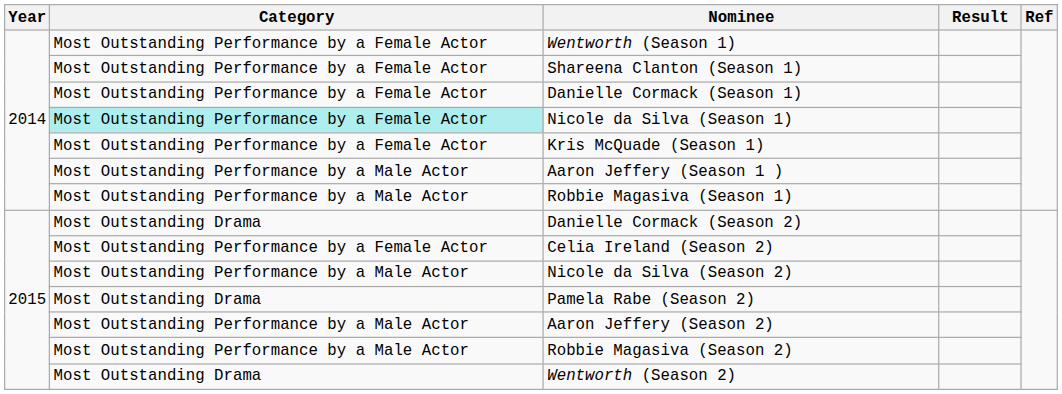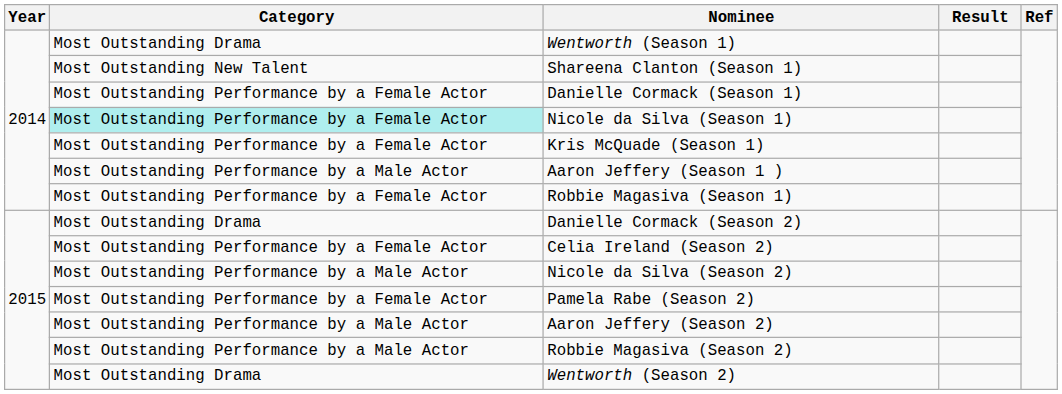(271, 43) Most Outstanding Performance by a Female Actor -> (157, 43) Most Outstanding Drama
(271, 69) Most Outstanding Performance by a Female Actor -> (181, 69) Most Outstanding New Talent
(261, 197) Most Outstanding Performance by a Male Actor -> (271, 197) Most Outstanding Performance by a Female Actor
(157, 299) Most Outstanding Drama -> (271, 299) Most Outstanding Performance by a Female Actor
